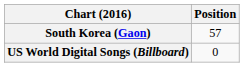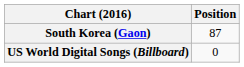(215, 33) 57 -> (215, 33) 87
